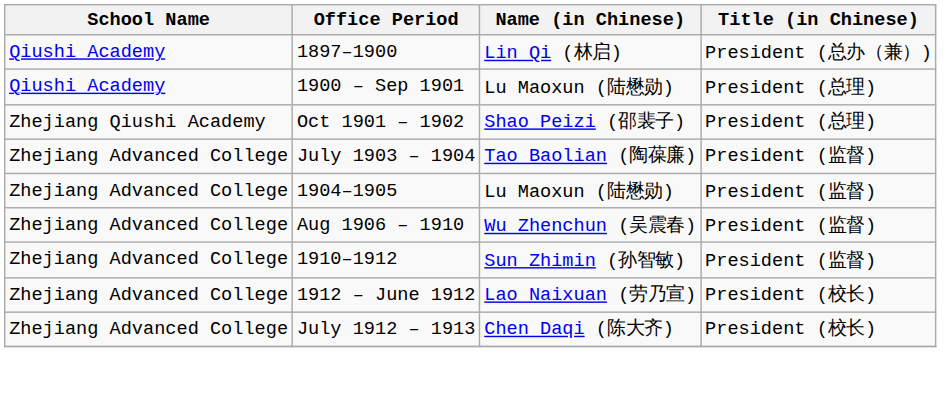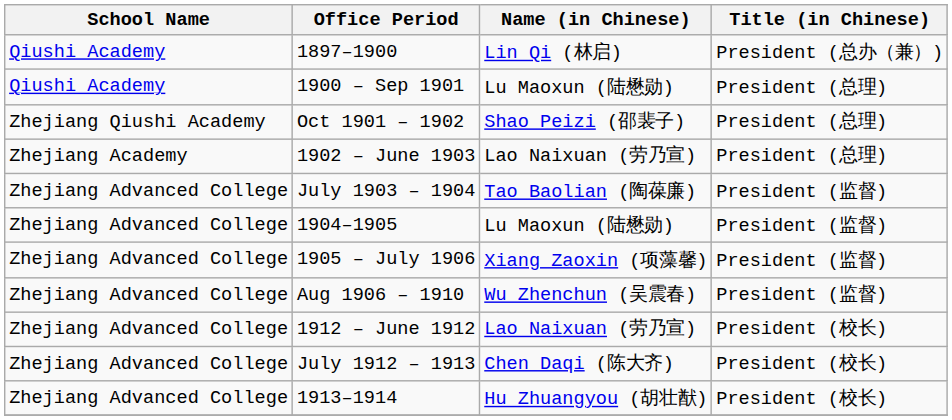+ row: (386, 156)
+ row: (386, 260)
- row: (347, 260)
+ row: (347, 398)
